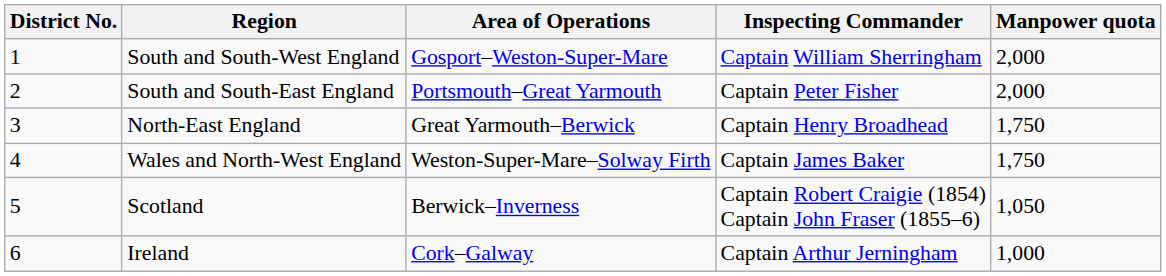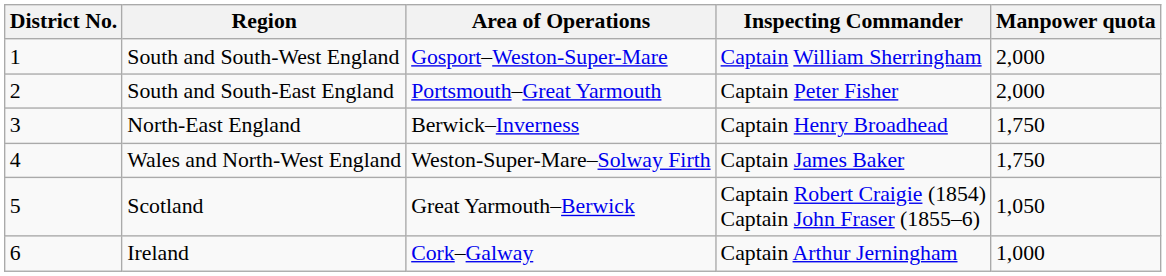(523, 125) Great Yarmouth–Berwick -> (495, 125) Berwick–Inverness
(495, 206) Berwick–Inverness -> (523, 206) Great Yarmouth–Berwick
